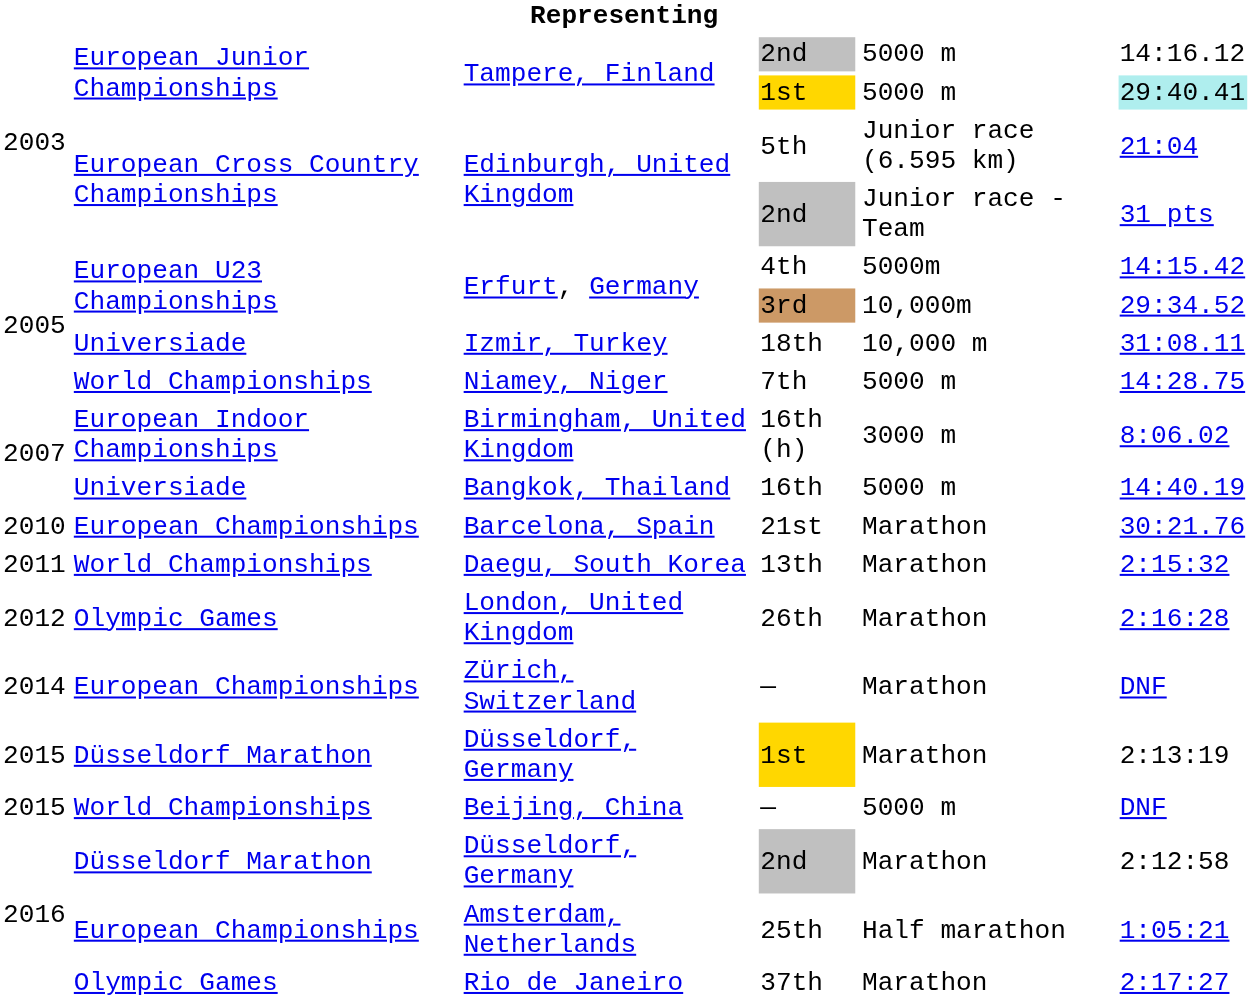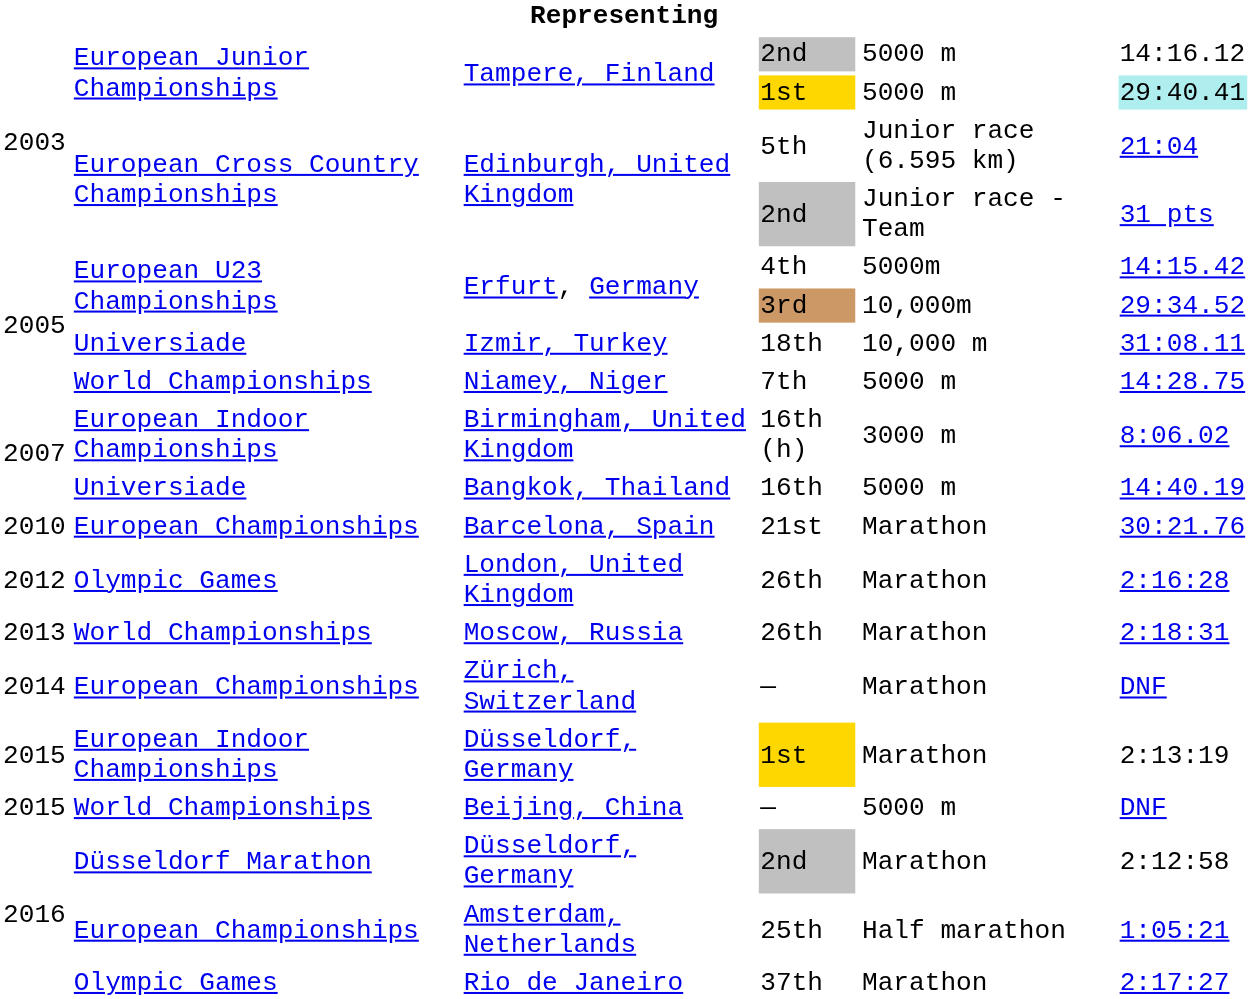- row: (605, 565)
+ row: (573, 633)
(223, 755) Düsseldorf Marathon -> (191, 755) European Indoor Championships
